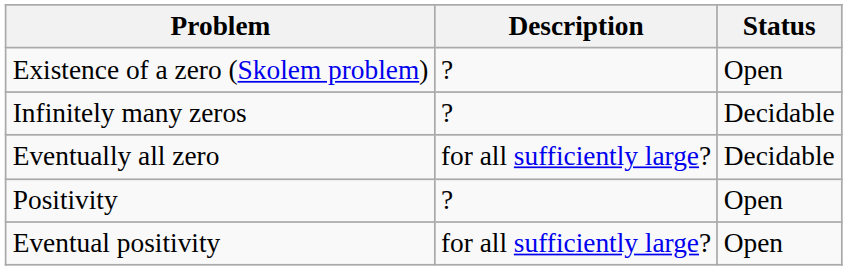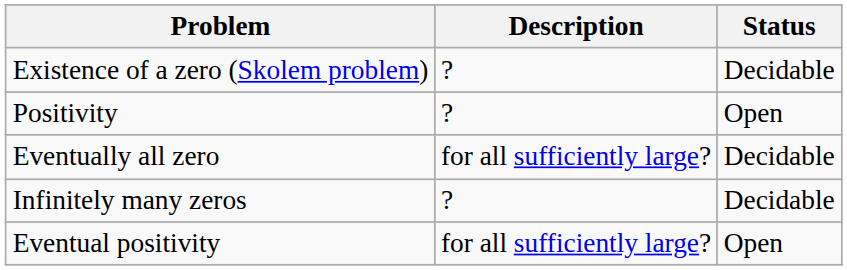(753, 69) Open -> (779, 69) Decidable
rows swapped: (130, 112) <-> (65, 199)
